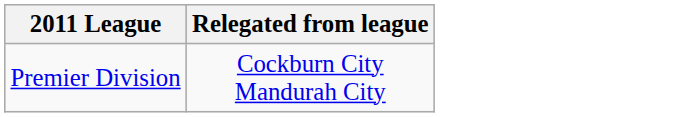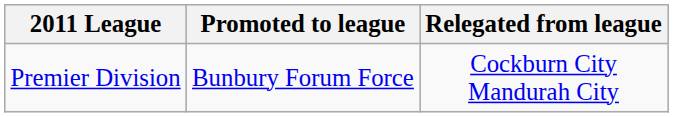+ column: (303, 24)
